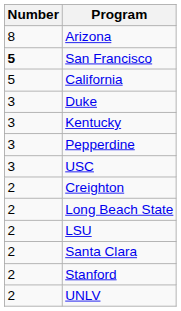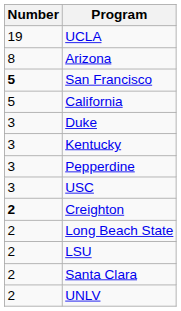+ row: (83, 36)
(11, 187) normal -> (11, 209) bold
- row: (91, 274)
